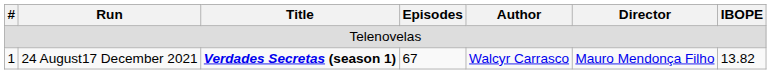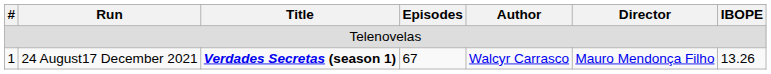(738, 58) 13.82 -> (738, 58) 13.26
